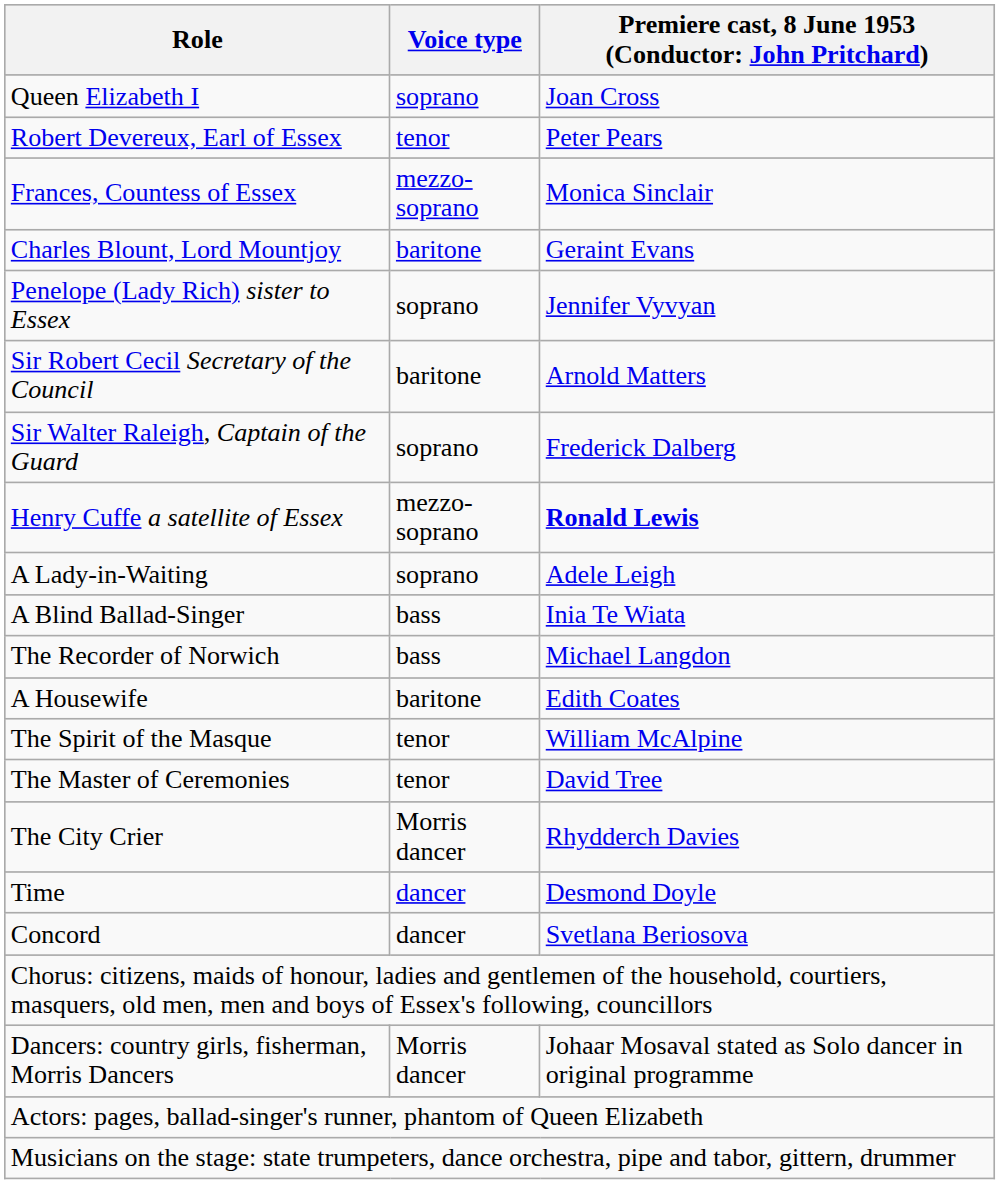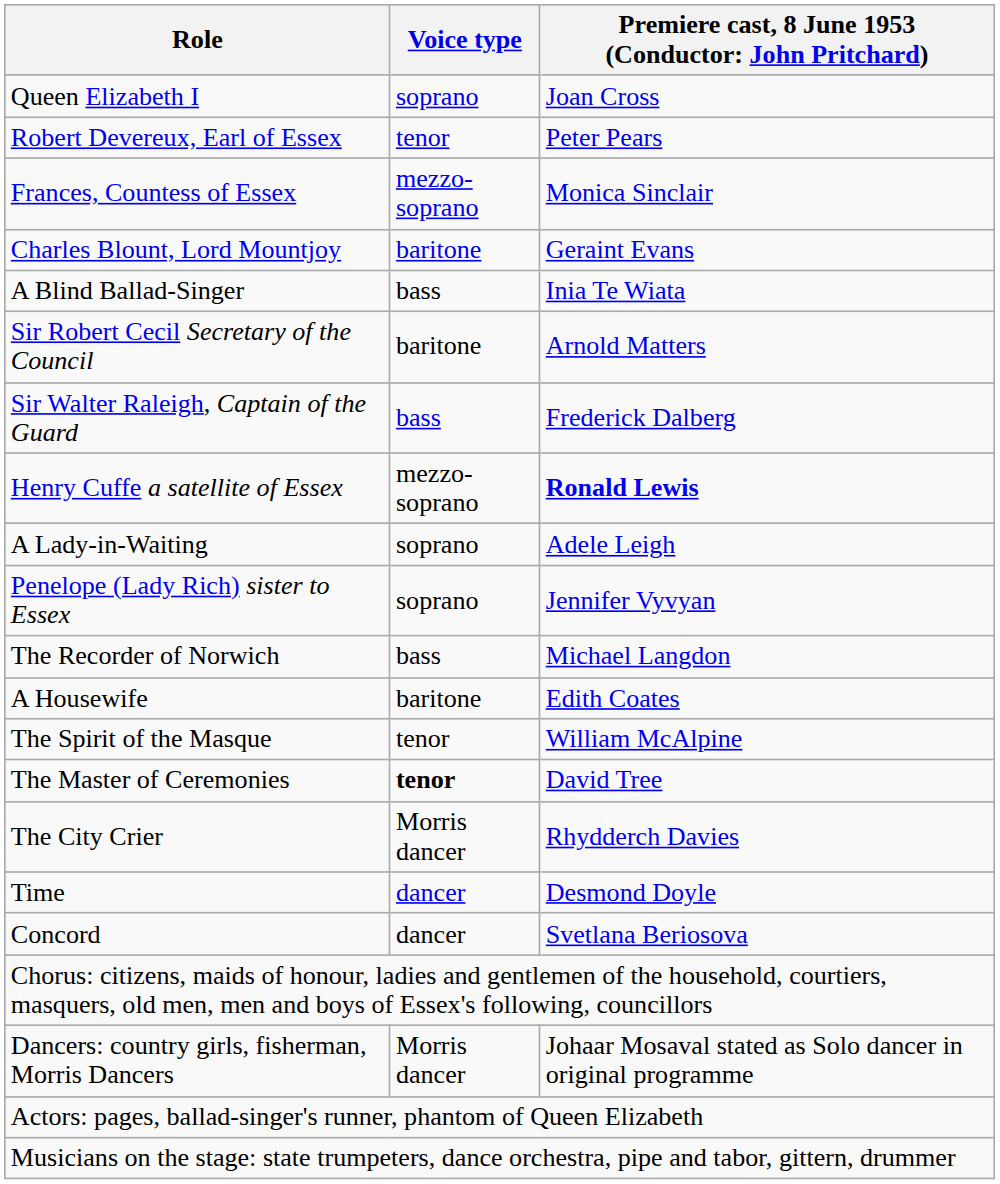rows swapped: (170, 305) <-> (127, 614)
(437, 446) soprano -> (418, 417) bass
(423, 780) normal -> (426, 780) bold
